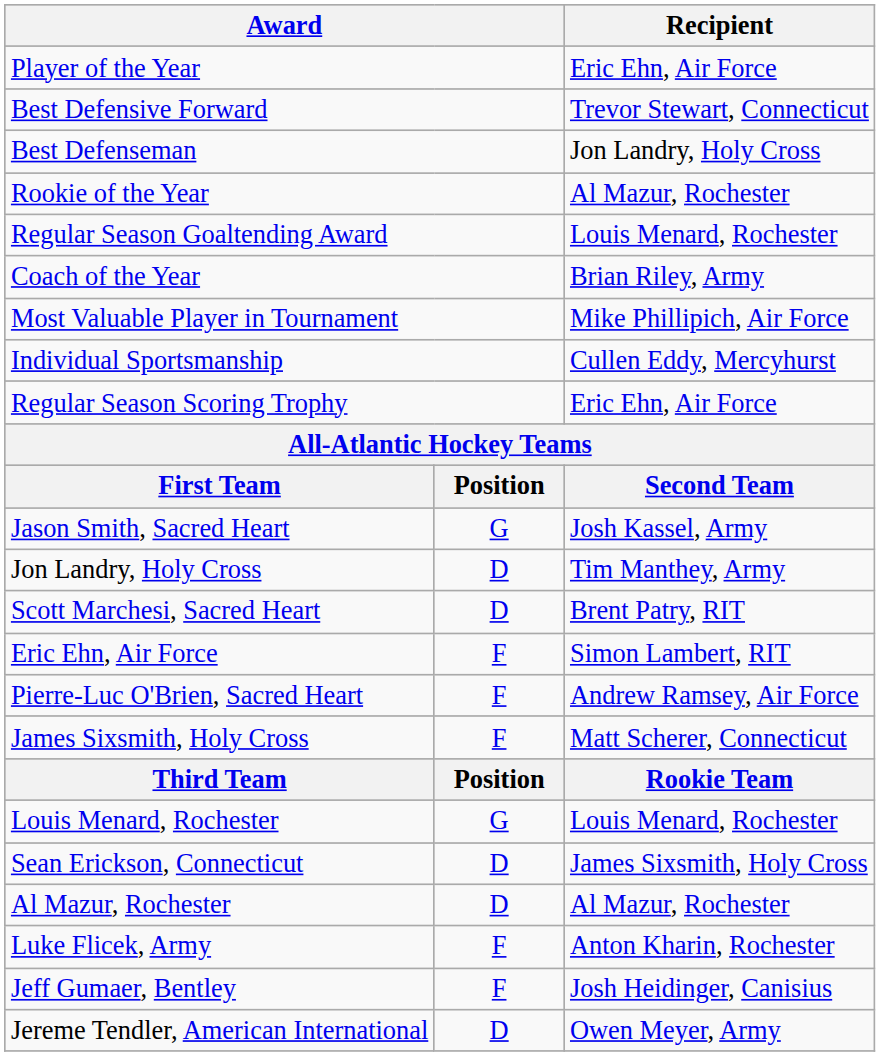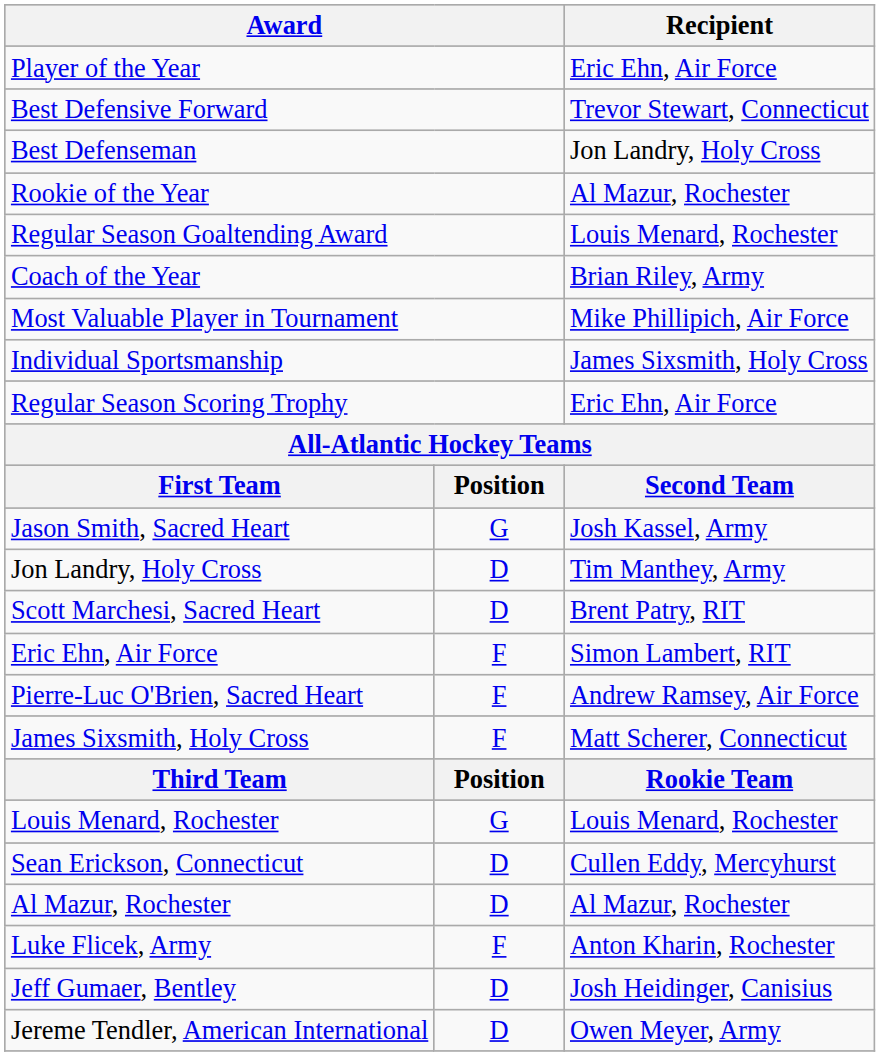(703, 360) Cullen Eddy, Mercyhurst -> (719, 360) James Sixsmith, Holy Cross
(719, 862) James Sixsmith, Holy Cross -> (703, 862) Cullen Eddy, Mercyhurst
(499, 988) F -> (499, 988) D
